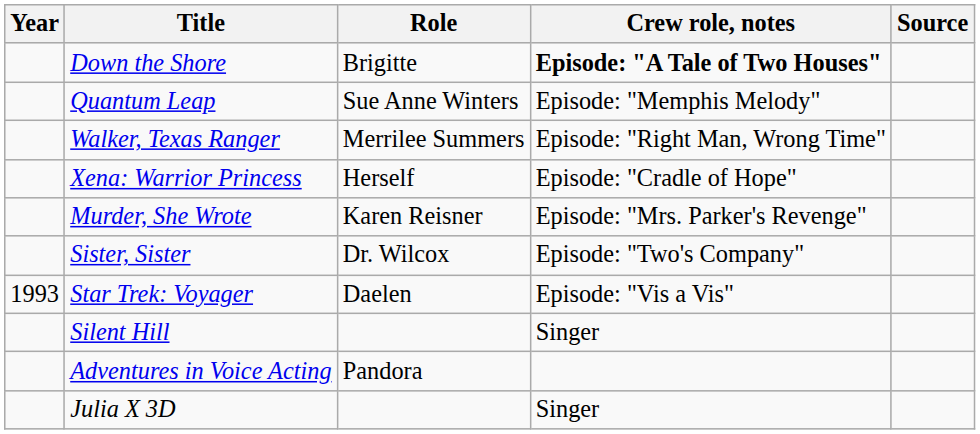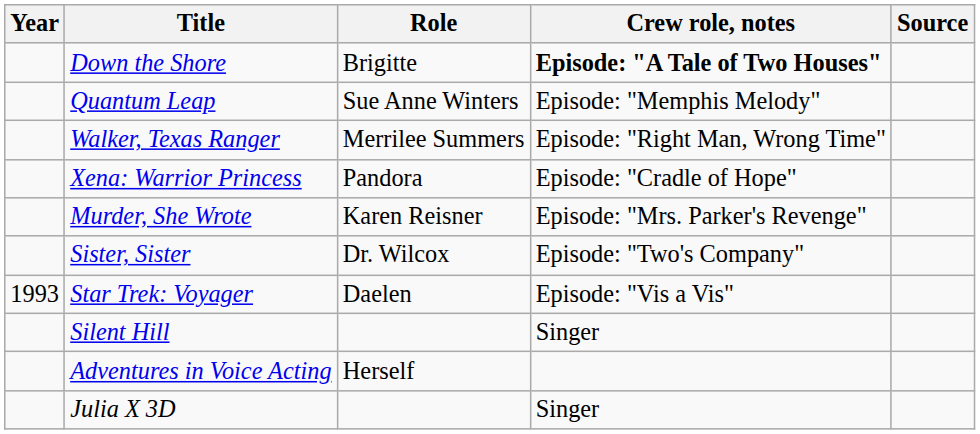(379, 178) Herself -> (383, 178) Pandora
(383, 370) Pandora -> (379, 370) Herself
